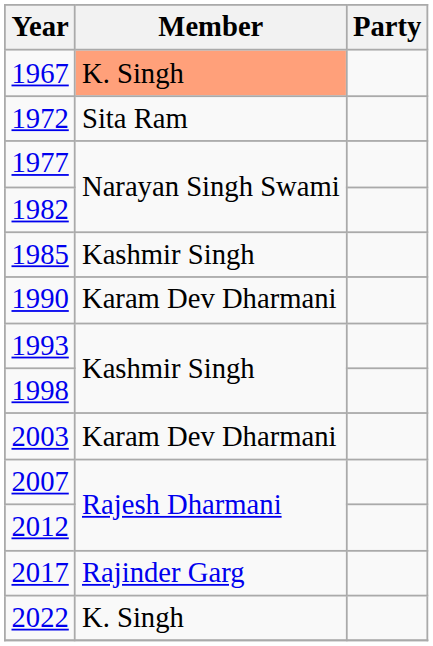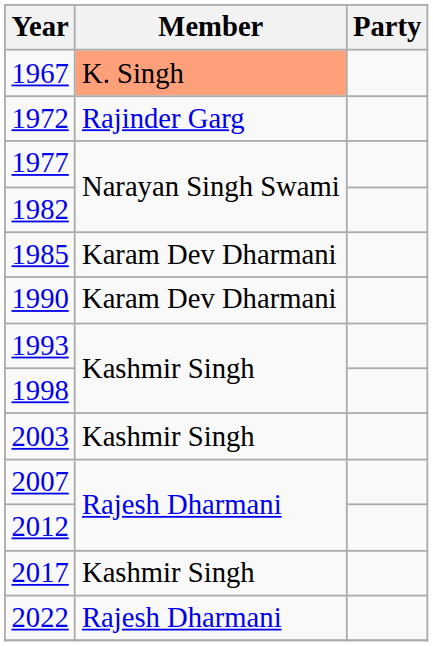(135, 118) Sita Ram -> (163, 118) Rajinder Garg
(168, 254) Kashmir Singh -> (209, 254) Karam Dev Dharmani
(209, 436) Karam Dev Dharmani -> (168, 436) Kashmir Singh
(163, 572) Rajinder Garg -> (168, 572) Kashmir Singh
(133, 617) K. Singh -> (182, 617) Rajesh Dharmani
